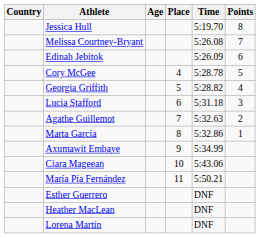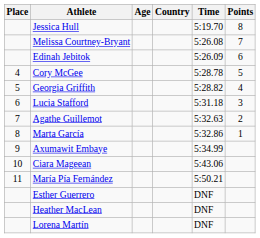columns swapped: (179, 12) <-> (24, 12)
